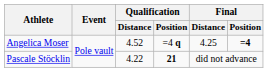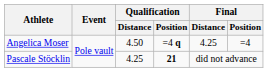(135, 43) 4.52 -> (135, 43) 4.50
(245, 43) bold -> (245, 43) normal
(135, 59) 4.22 -> (135, 59) 4.25
